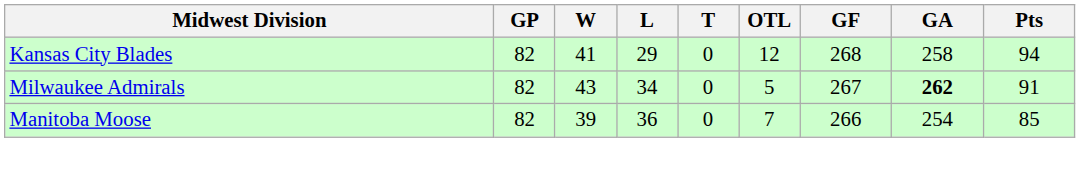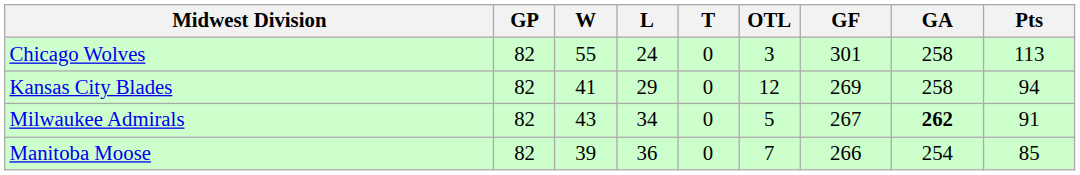+ row: (77, 53)
(846, 53) 268 -> (846, 86) 269
